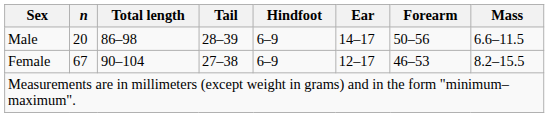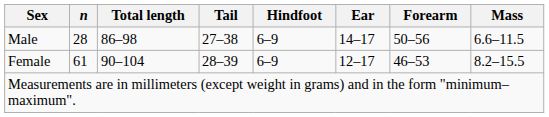(80, 38) 20 -> (80, 38) 28
(220, 38) 28–39 -> (220, 38) 27–38
(80, 61) 67 -> (80, 61) 61
(220, 61) 27–38 -> (220, 61) 28–39
